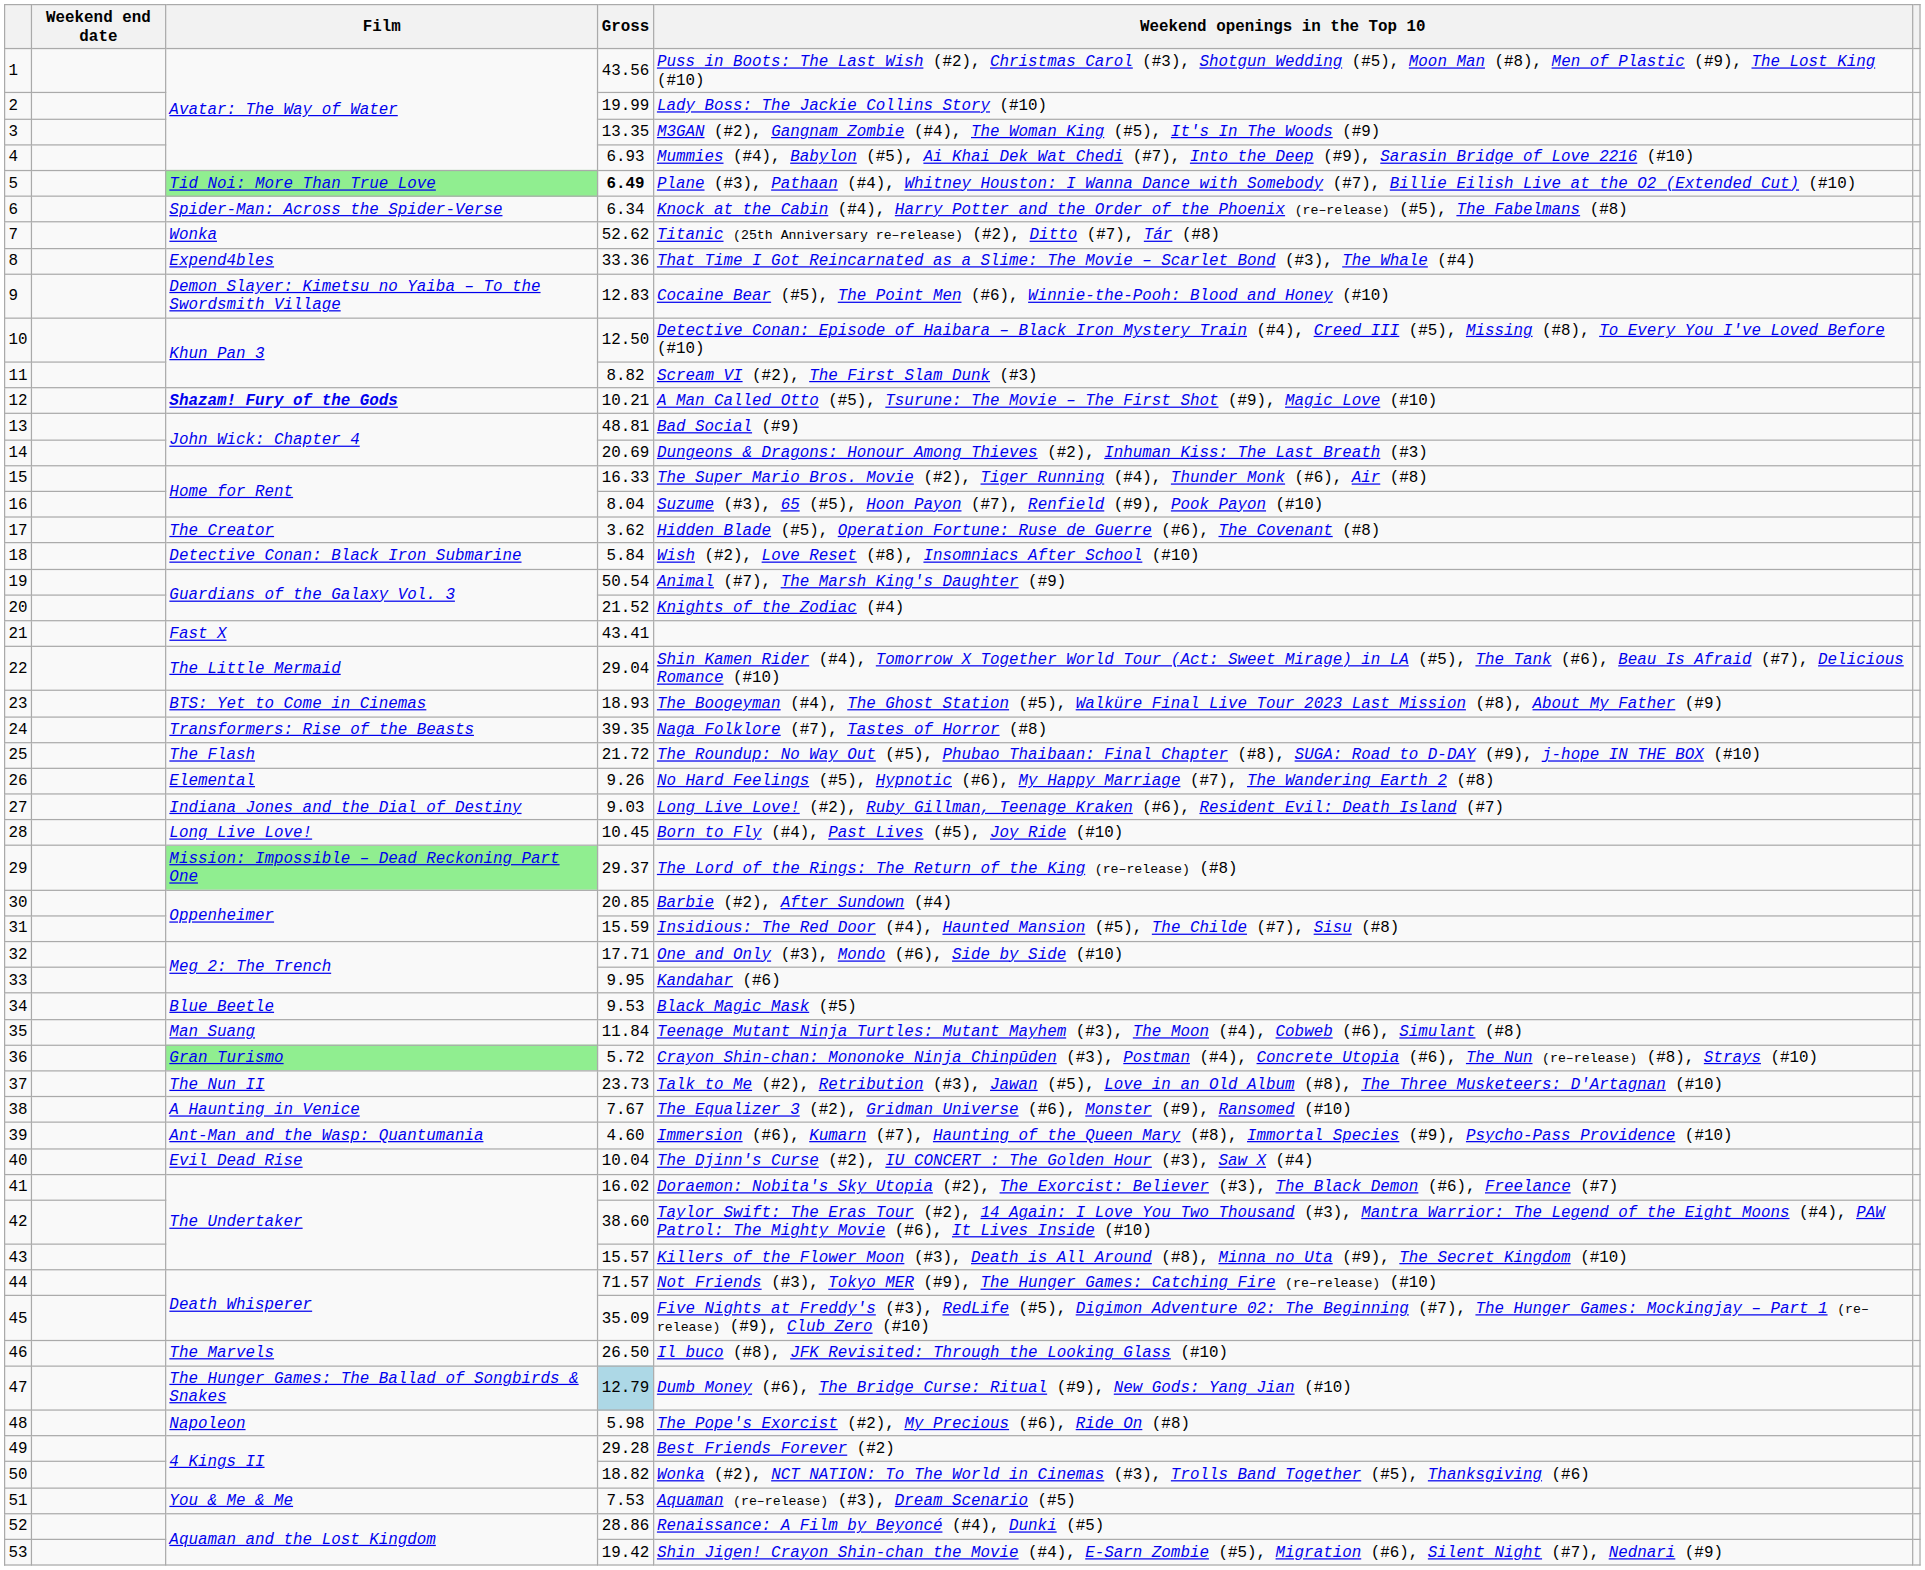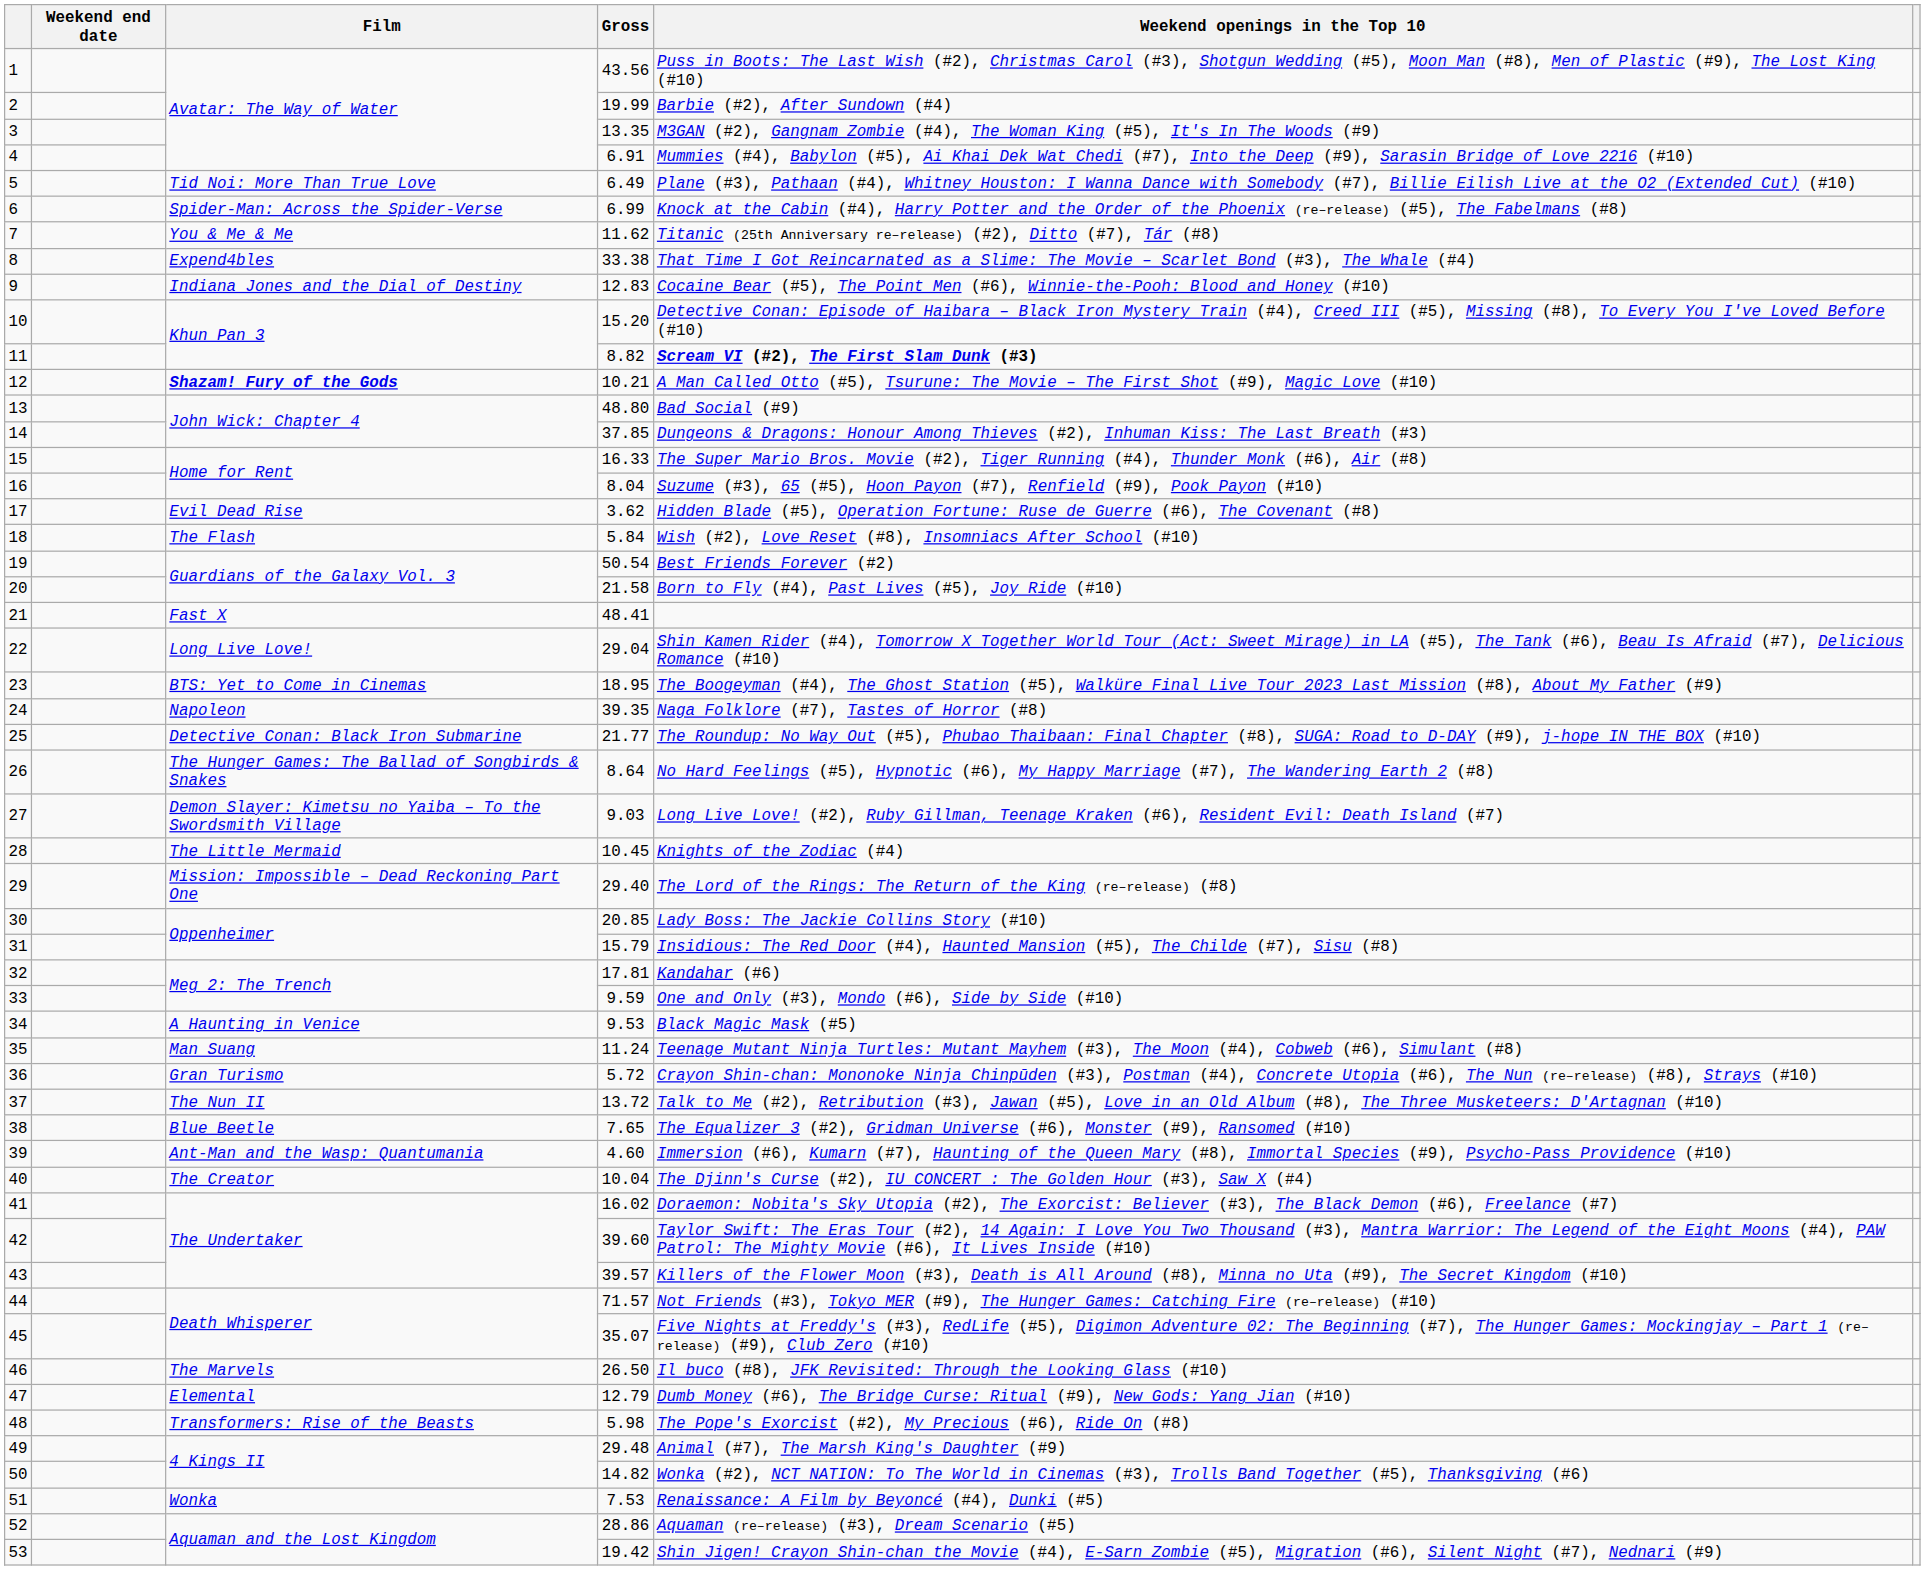(852, 106) Lady Boss: The Jackie Collins Story (#10) -> (804, 106) Barbie (#2), After Sundown (#4)
(626, 158) 6.93 -> (626, 158) 6.91
(303, 183) lightgreen background -> (303, 183) no background
(626, 183) bold -> (626, 183) normal
(626, 209) 6.34 -> (626, 209) 6.99
(193, 235) Wonka -> (231, 235) You & Me & Me
(626, 235) 52.62 -> (626, 235) 11.62
(626, 261) 33.36 -> (626, 261) 33.38
(355, 296) Demon Slayer: Kimetsu no Yaiba – To the Swordsmith Village -> (345, 287) Indiana Jones and the Dial of Destiny
(626, 340) 12.50 -> (626, 322) 15.20
(847, 375) normal -> (847, 357) bold
(626, 427) 48.81 -> (626, 408) 48.80
(626, 453) 20.69 -> (626, 434) 37.85
(222, 530) The Creator -> (236, 512) Evil Dead Rise
(345, 556) Detective Conan: Black Iron Submarine -> (212, 538) The Flash
(862, 582) Animal (#7), The Marsh King's Daughter (#9) -> (776, 564) Best Friends Forever (#2)
(626, 608) 21.52 -> (626, 589) 21.58
(781, 608) Knights of the Zodiac (#4) -> (890, 589) Born to Fly (#4), Past Lives (#5), Joy Ride (#10)
(626, 634) 43.41 -> (626, 615) 48.41
(255, 669) The Little Mermaid -> (241, 650) Long Live Love!
(626, 704) 18.93 -> (626, 685) 18.95
(322, 729) Transformers: Rise of the Beasts -> (207, 711) Napoleon
(212, 755) The Flash -> (345, 737) Detective Conan: Black Iron Submarine
(626, 755) 21.72 -> (626, 737) 21.77
(212, 781) Elemental -> (374, 772) The Hunger Games: The Ballad of Songbirds & Snakes
(626, 781) 9.26 -> (626, 772) 8.64
(345, 807) Indiana Jones and the Dial of Destiny -> (355, 816) Demon Slayer: Kimetsu no Yaiba – To the Swordsmith Village
(241, 833) Long Live Love! -> (255, 851) The Little Mermaid
(890, 833) Born to Fly (#4), Past Lives (#5), Joy Ride (#10) -> (781, 851) Knights of the Zodiac (#4)
(364, 868) lightgreen background -> (364, 886) no background
(626, 868) 29.37 -> (626, 886) 29.40
(804, 903) Barbie (#2), After Sundown (#4) -> (852, 921) Lady Boss: The Jackie Collins Story (#10)
(626, 929) 15.59 -> (626, 947) 15.79
(626, 954) 17.71 -> (626, 973) 17.81
(890, 954) One and Only (#3), Mondo (#6), Side by Side (#10) -> (719, 973) Kandahar (#6)
(626, 980) 9.95 -> (626, 999) 9.59
(719, 980) Kandahar (#6) -> (890, 999) One and Only (#3), Mondo (#6), Side by Side (#10)
(222, 1006) Blue Beetle -> (265, 1024) A Haunting in Venice
(626, 1032) 11.84 -> (626, 1050) 11.24
(226, 1058) lightgreen background -> (226, 1076) no background
(626, 1084) 23.73 -> (626, 1102) 13.72
(265, 1110) A Haunting in Venice -> (222, 1128) Blue Beetle
(626, 1110) 7.67 -> (626, 1128) 7.65
(236, 1161) Evil Dead Rise -> (222, 1180) The Creator
(626, 1222) 38.60 -> (626, 1240) 39.60
(626, 1257) 15.57 -> (626, 1275) 39.57
(626, 1318) 35.09 -> (626, 1336) 35.07
(374, 1388) The Hunger Games: The Ballad of Songbirds & Snakes -> (212, 1397) Elemental
(626, 1388) lightblue background -> (626, 1397) no background
(207, 1423) Napoleon -> (322, 1423) Transformers: Rise of the Beasts
(626, 1449) 29.28 -> (626, 1449) 29.48
(776, 1449) Best Friends Forever (#2) -> (862, 1449) Animal (#7), The Marsh King's Daughter (#9)
(626, 1475) 18.82 -> (626, 1475) 14.82
(231, 1501) You & Me & Me -> (193, 1501) Wonka
(866, 1501) Aquaman (re–release) (#3), Dream Scenario (#5) -> (881, 1501) Renaissance: A Film by Beyoncé (#4), Dunki (#5)
(881, 1526) Renaissance: A Film by Beyoncé (#4), Dunki (#5) -> (866, 1526) Aquaman (re–release) (#3), Dream Scenario (#5)
